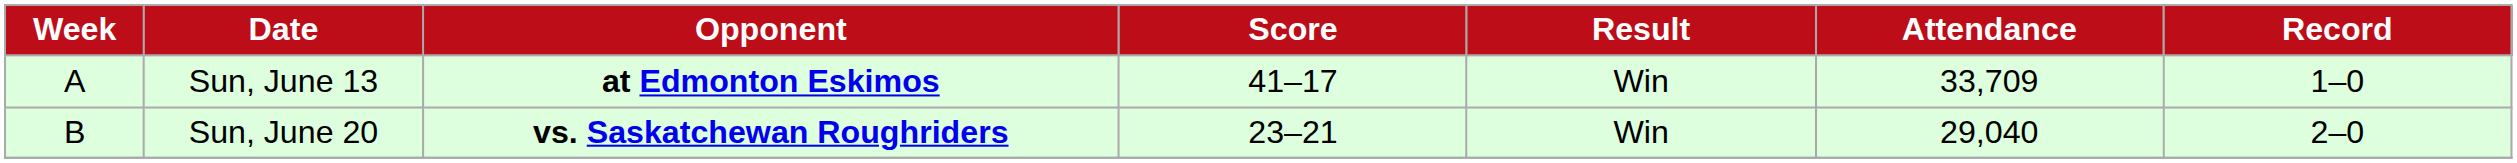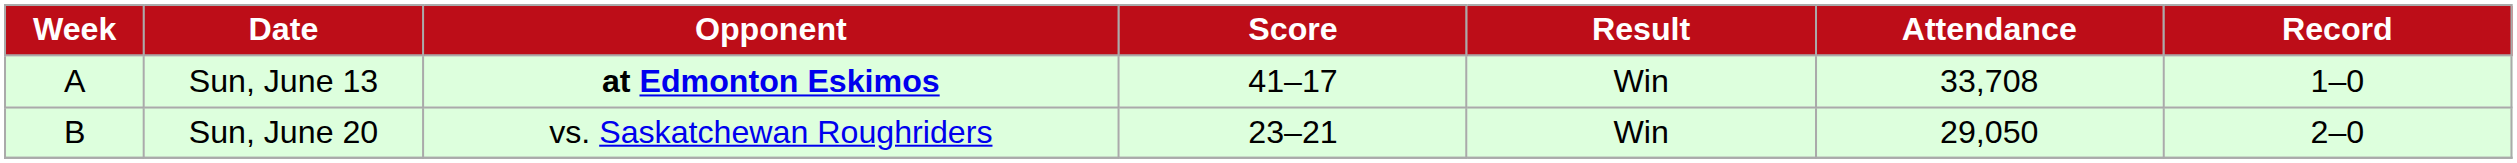(1989, 81) 33,709 -> (1989, 81) 33,708
(771, 132) bold -> (771, 132) normal
(1989, 132) 29,040 -> (1989, 132) 29,050
